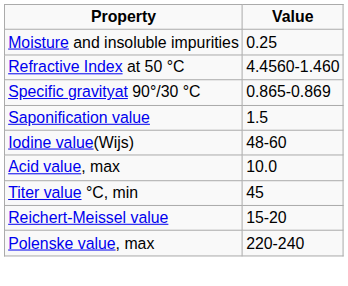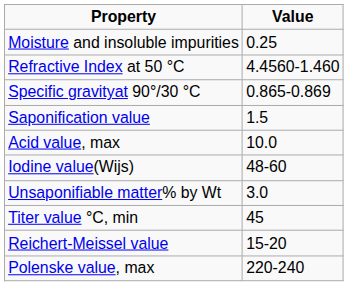rows swapped: (71, 142) <-> (64, 167)
+ row: (115, 192)
